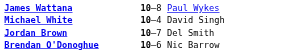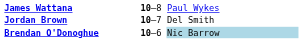- row: (38, 20)
(193, 45) no background -> (193, 32) lightblue background
